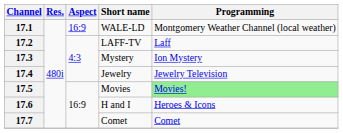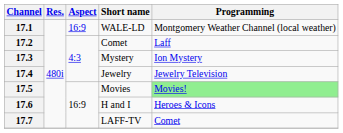(121, 43) LAFF-TV -> (114, 43) Comet
(114, 120) Comet -> (121, 120) LAFF-TV
